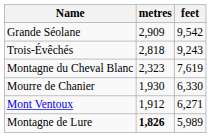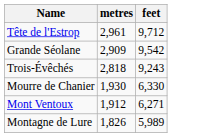+ row: (43, 31)
- row: (70, 68)
(152, 123) bold -> (113, 123) normal
